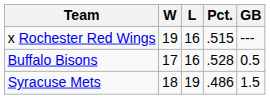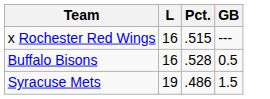- column: (170, 15)
